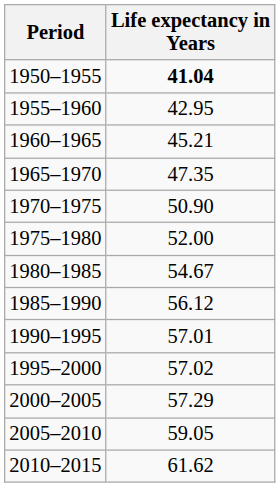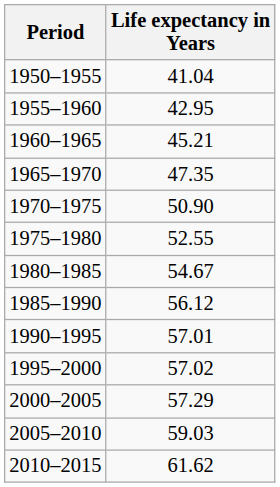(191, 76) bold -> (191, 76) normal
(191, 238) 52.00 -> (191, 238) 52.55
(191, 433) 59.05 -> (191, 433) 59.03
